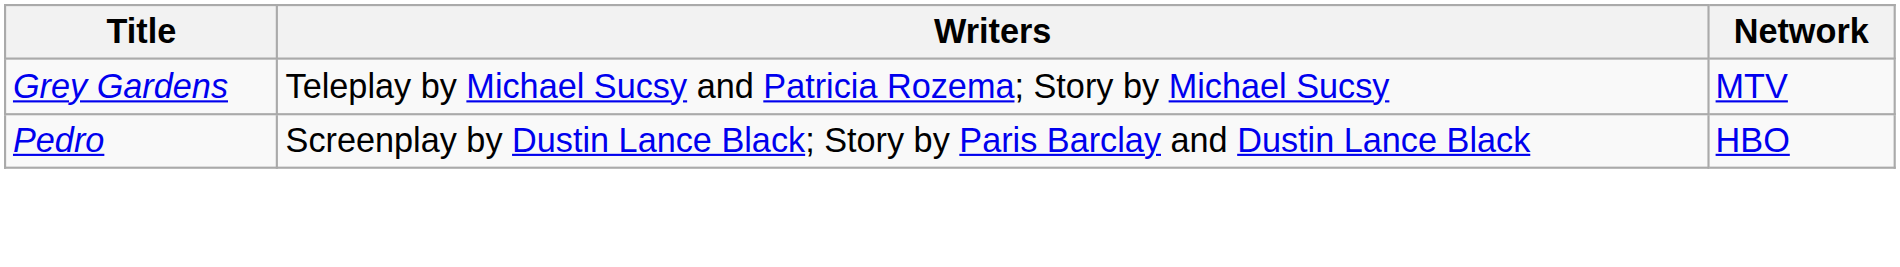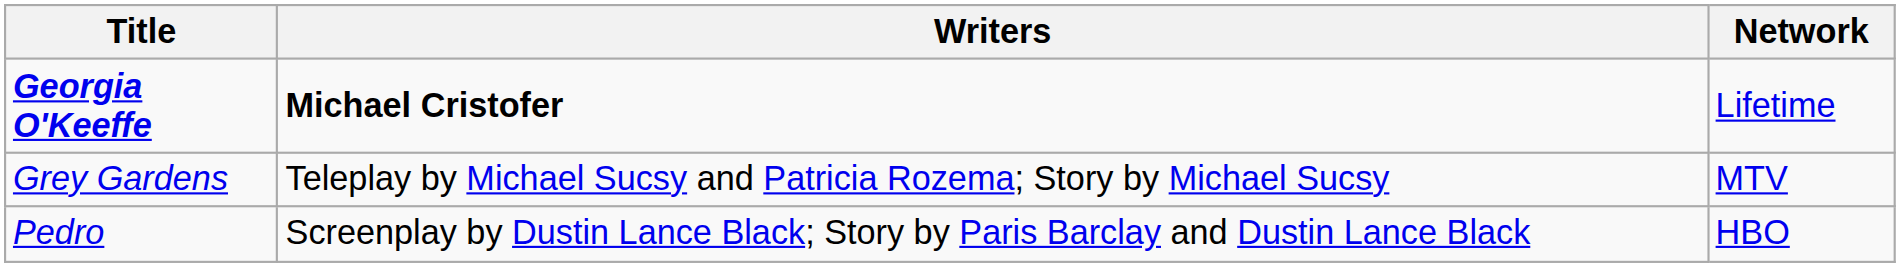+ row: (82, 105)
